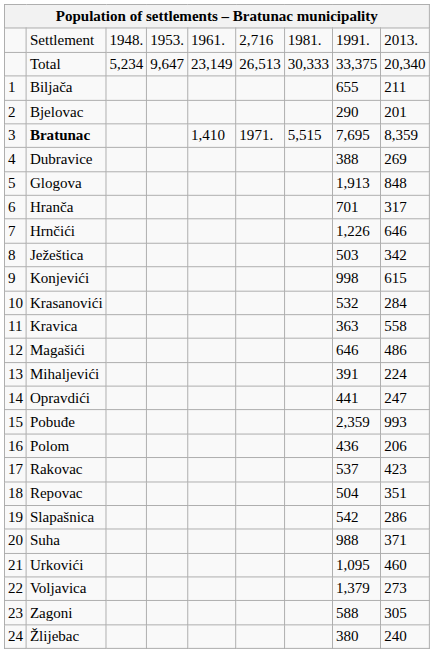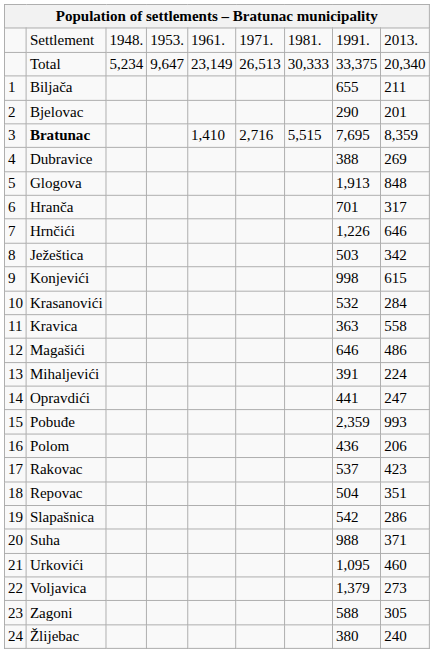(256, 40) 2,716 -> (256, 40) 1971.
(256, 135) 1971. -> (256, 135) 2,716
